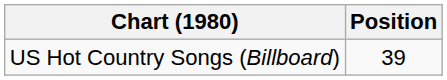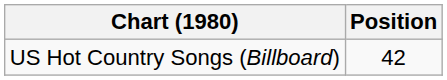(394, 57) 39 -> (394, 57) 42
